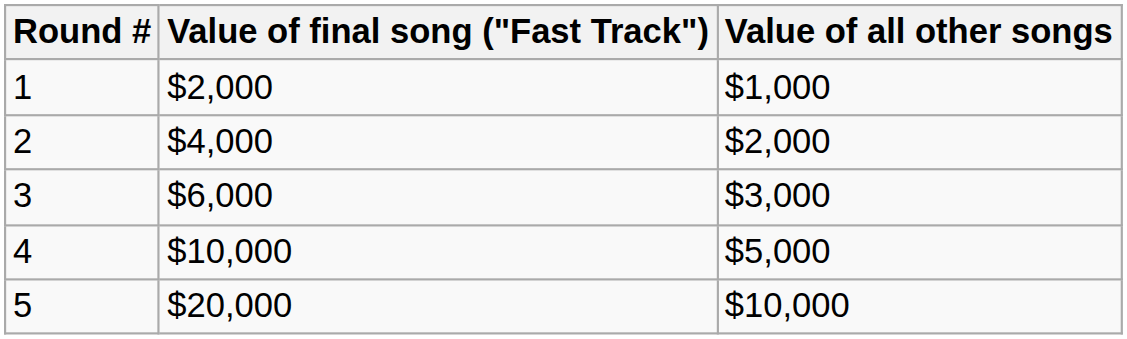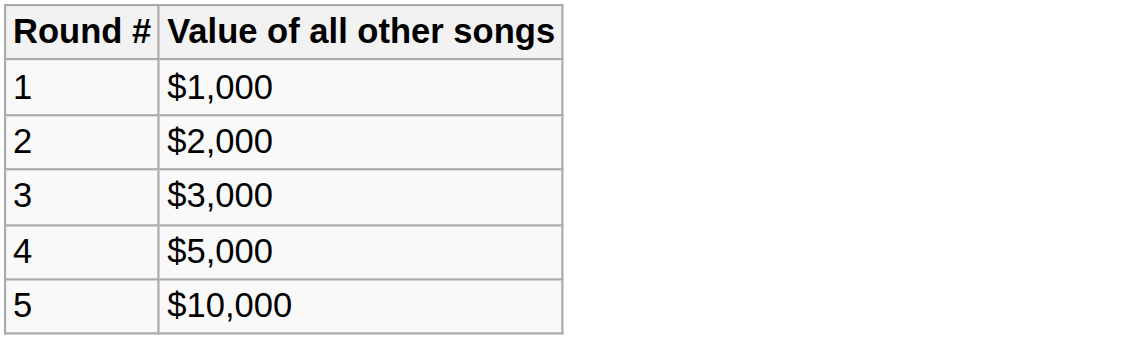- column: (438, 31)
